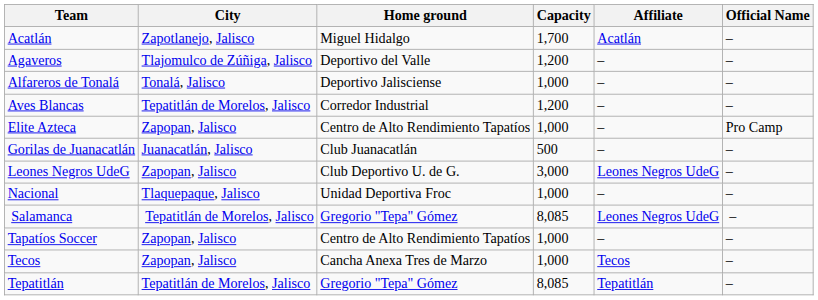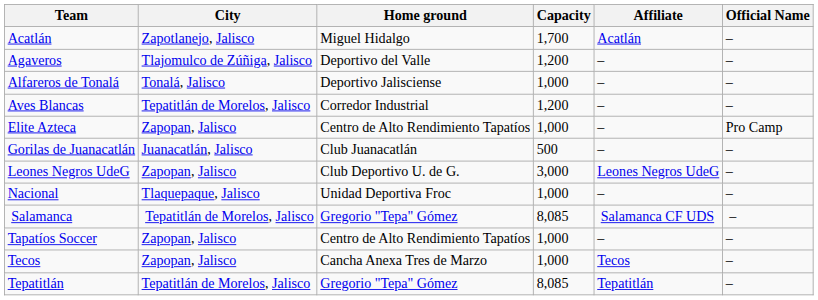(658, 216) Leones Negros UdeG -> (657, 216) Salamanca CF UDS
